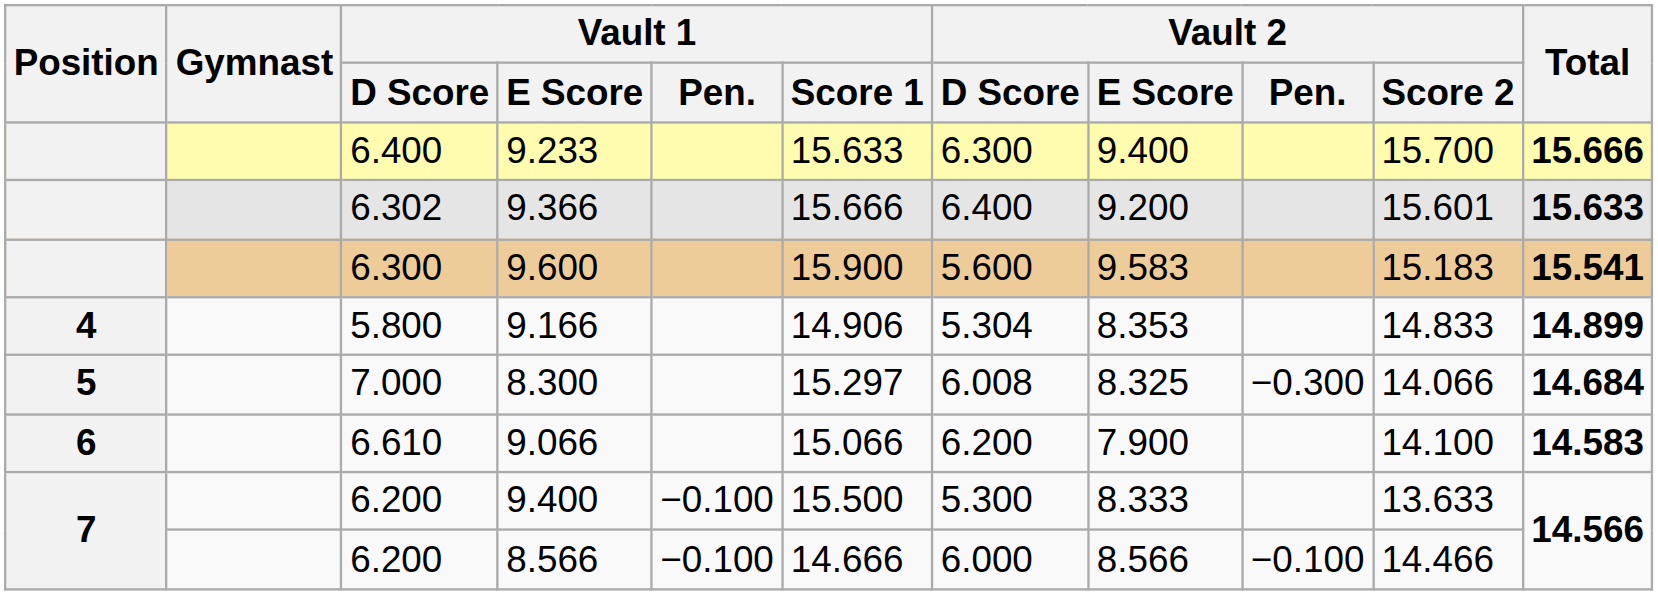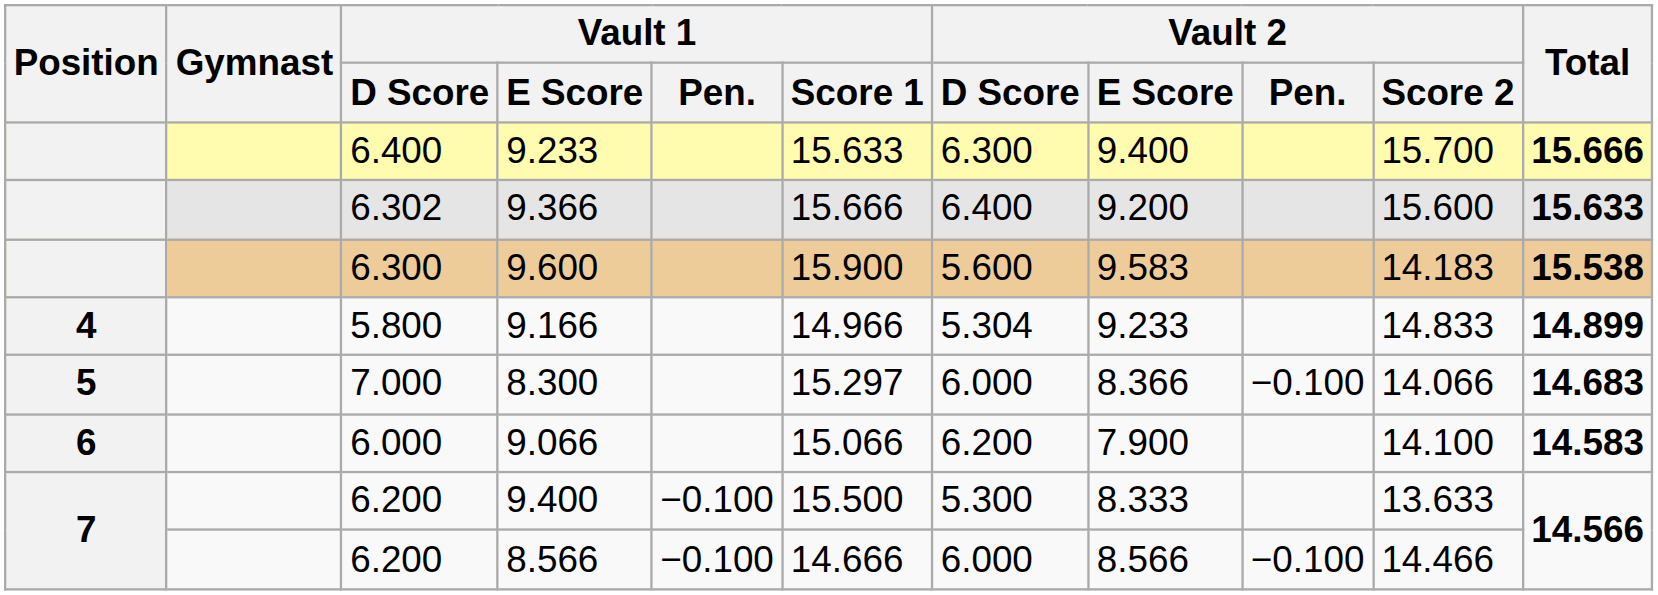(1438, 208) 15.601 -> (1438, 208) 15.600
(1438, 267) 15.183 -> (1438, 267) 14.183
(1588, 267) 15.541 -> (1588, 267) 15.538
(847, 325) 14.906 -> (847, 325) 14.966
(1143, 325) 8.353 -> (1143, 325) 9.233
(987, 383) 6.008 -> (987, 383) 6.000
(1143, 383) 8.325 -> (1143, 383) 8.366
(1308, 383) −0.300 -> (1308, 383) −0.100
(1588, 383) 14.684 -> (1588, 383) 14.683
(396, 442) 6.610 -> (396, 442) 6.000
